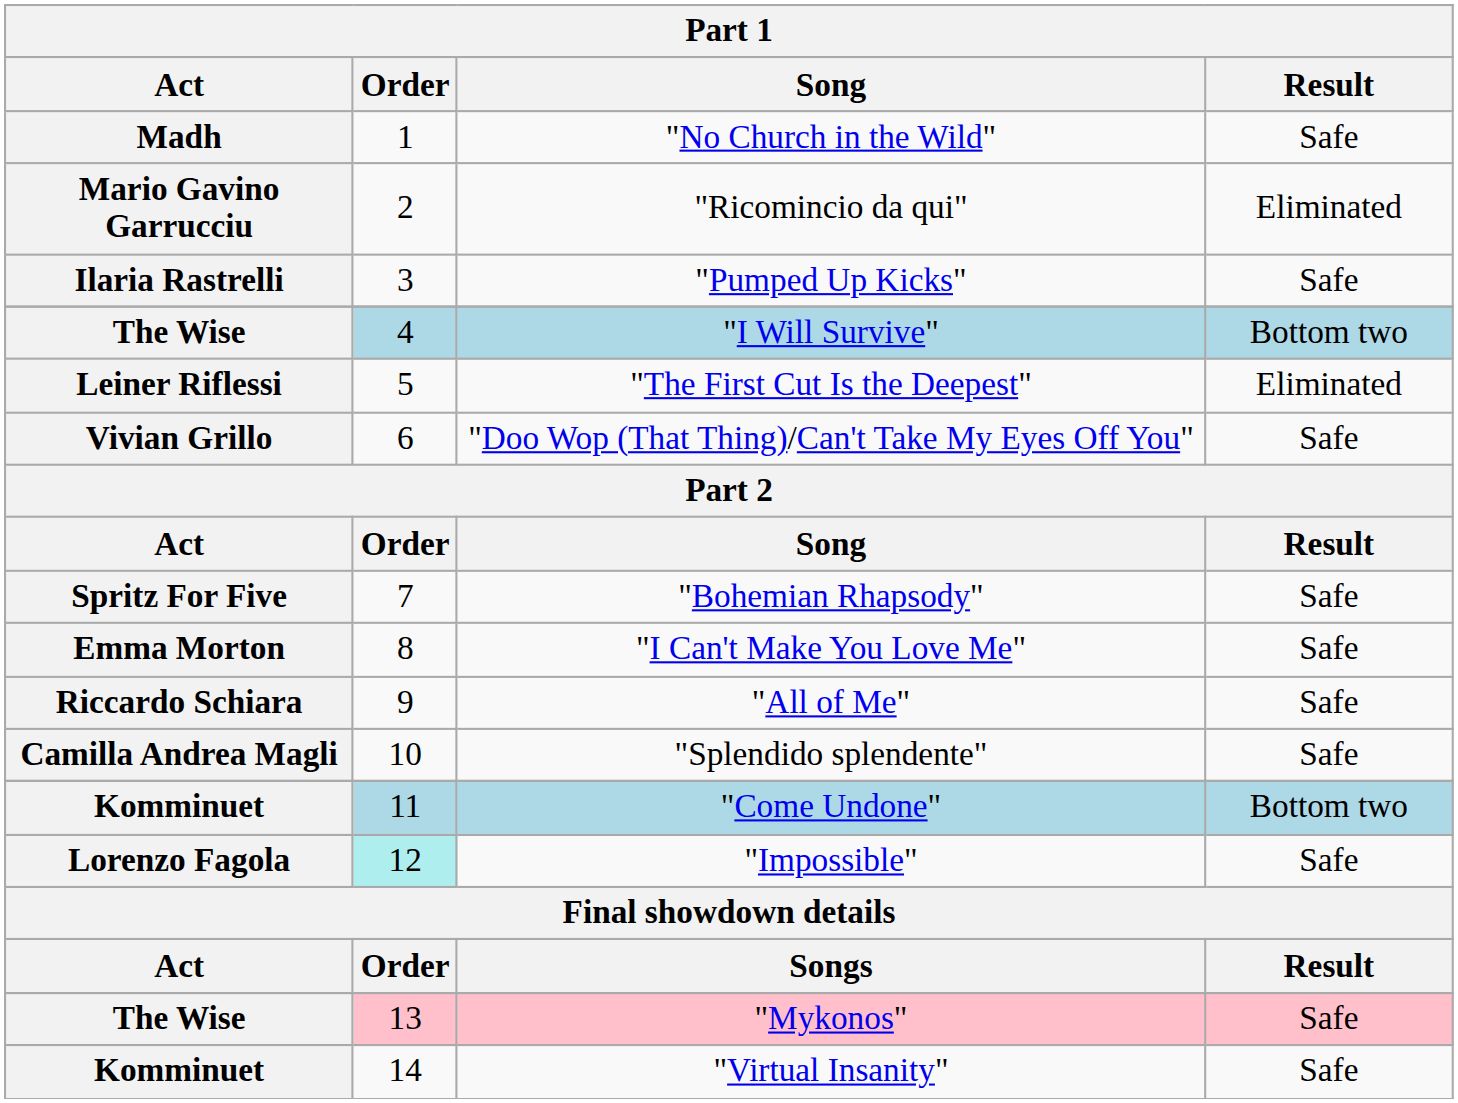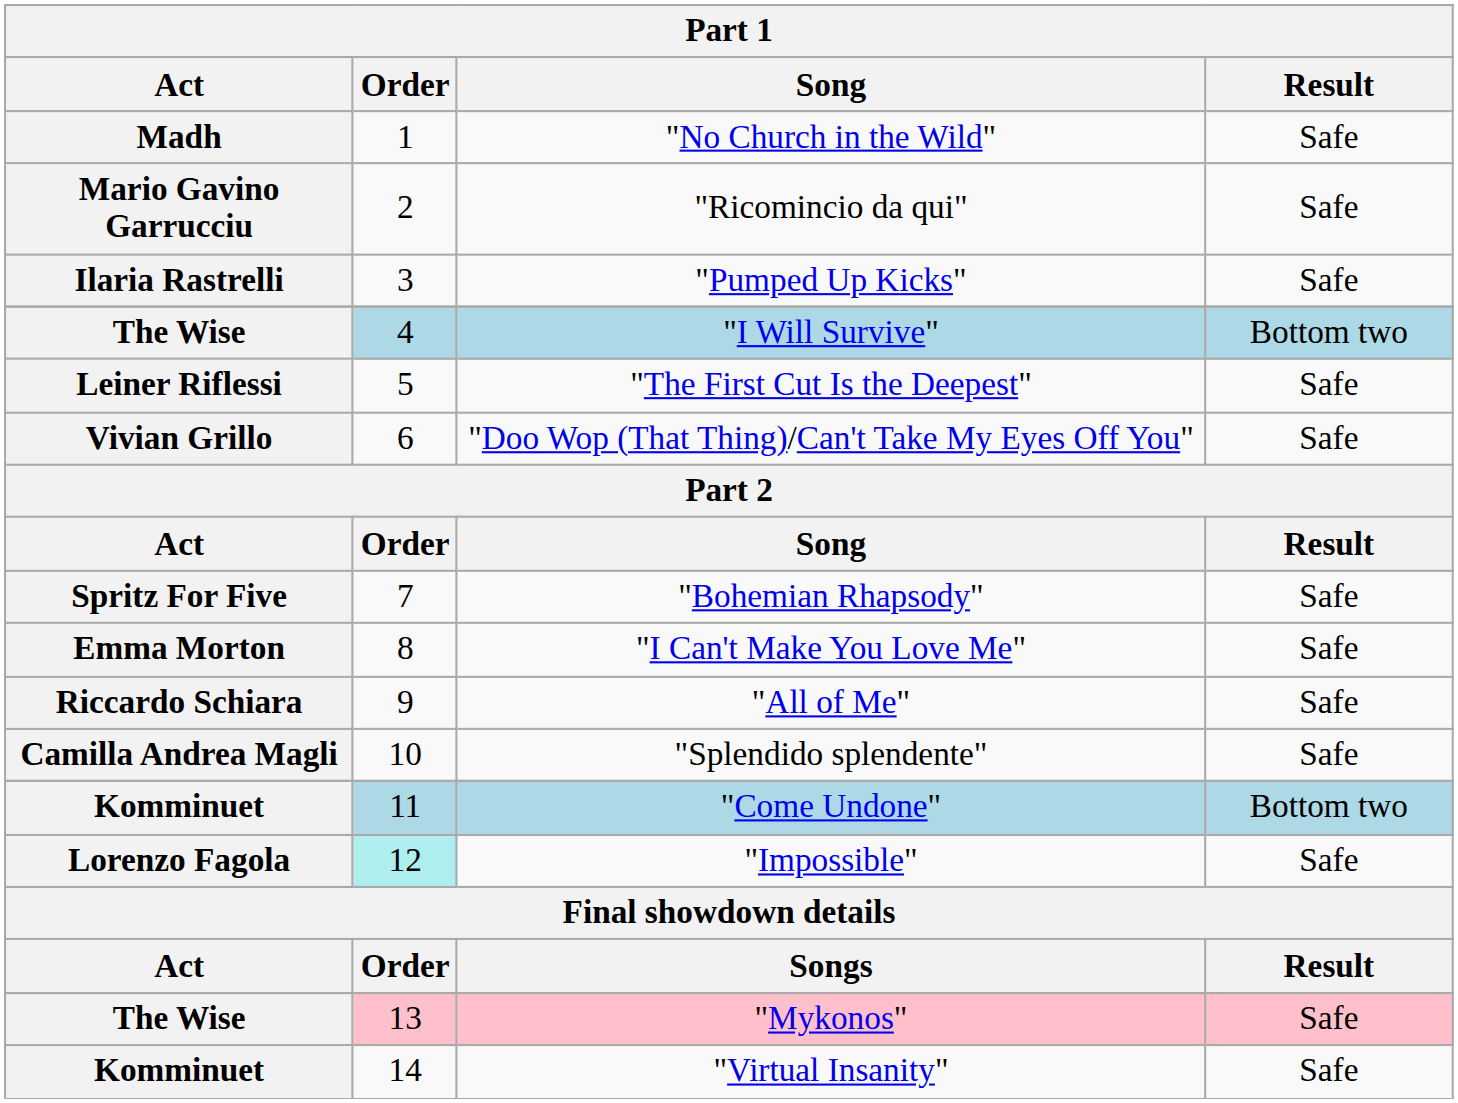(1329, 207) Eliminated -> (1329, 207) Safe
(1329, 385) Eliminated -> (1329, 385) Safe
